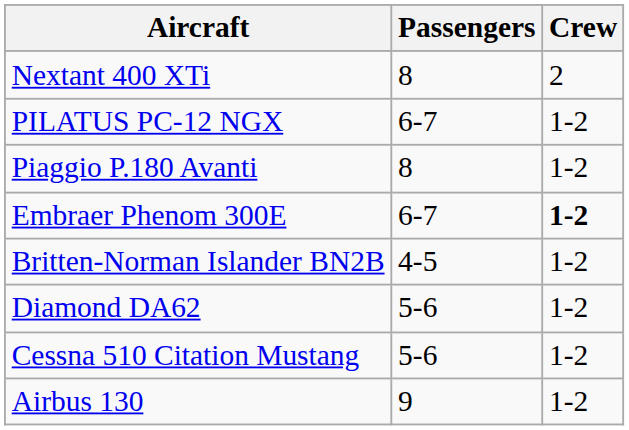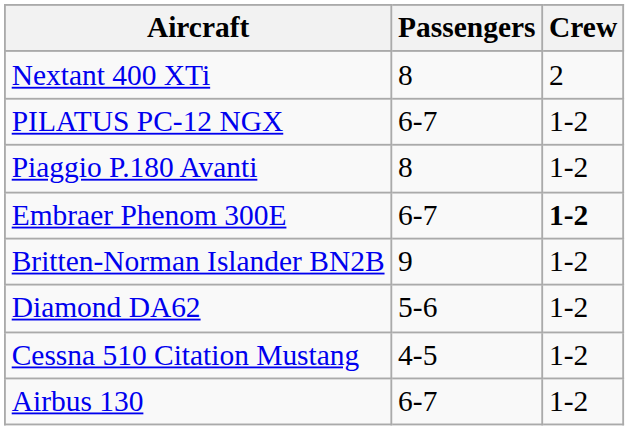(418, 261) 4-5 -> (405, 261) 9
(418, 354) 5-6 -> (418, 354) 4-5
(405, 401) 9 -> (418, 401) 6-7
